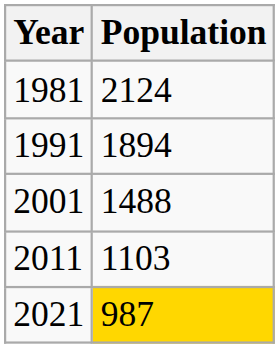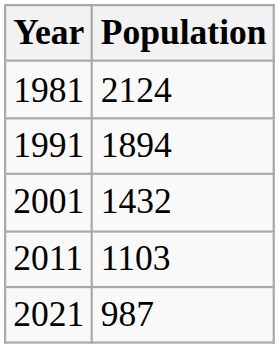(136, 201) 1488 -> (136, 201) 1432
(127, 314) gold background -> (127, 314) no background
